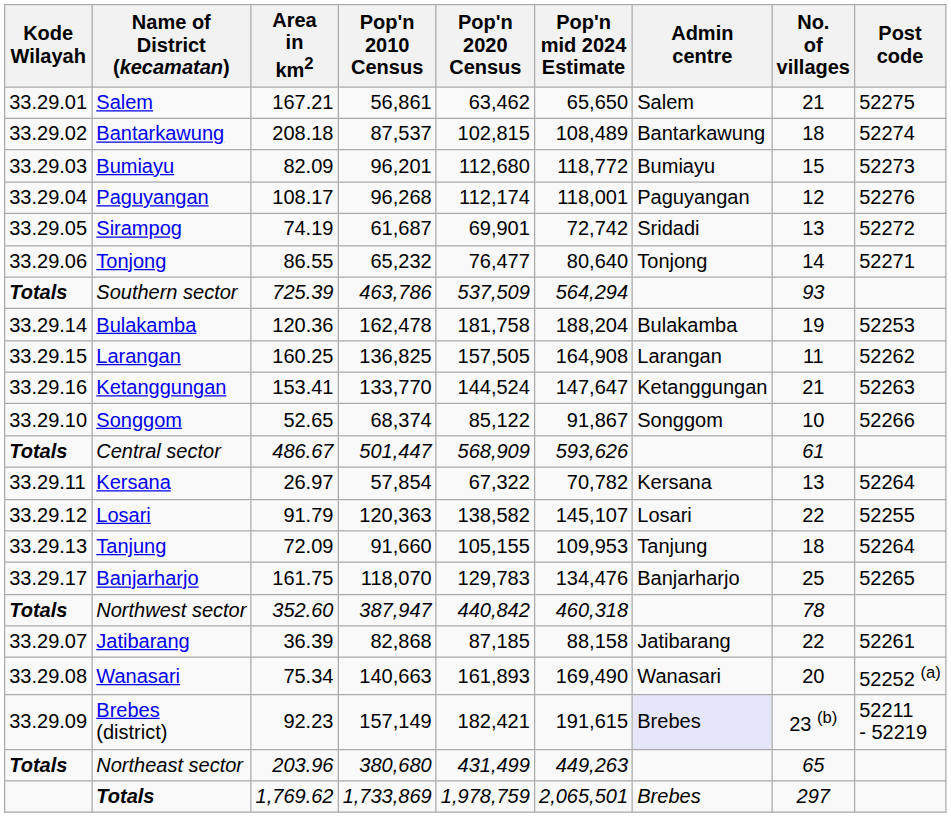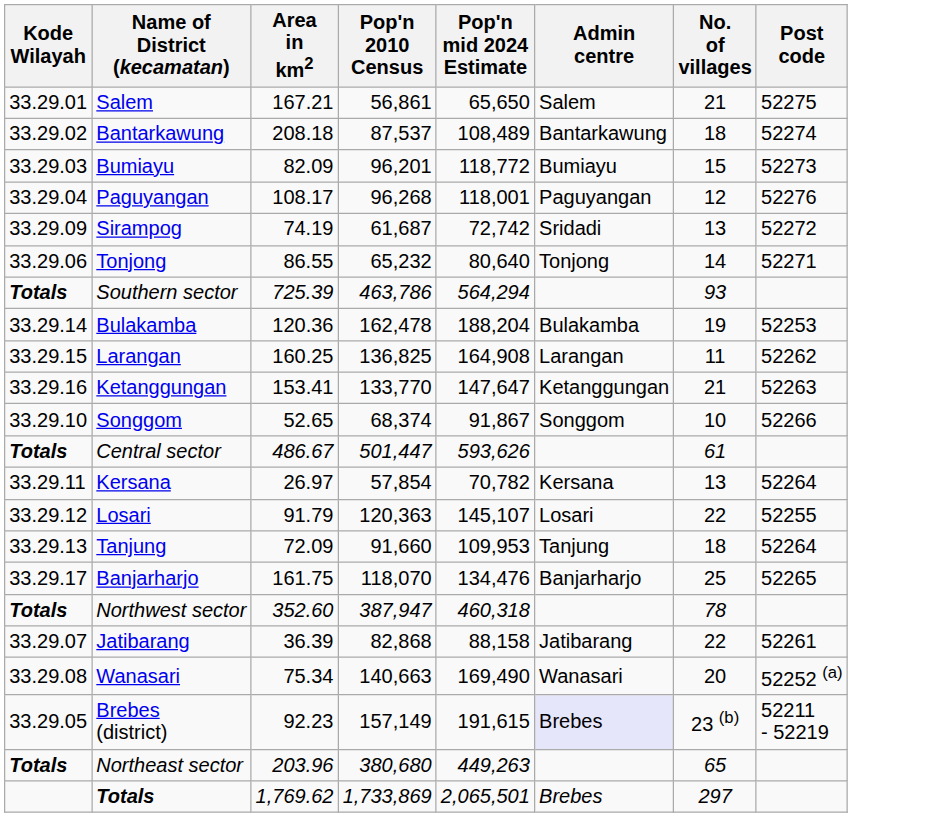- column: (485, 45)
(48, 229) 33.29.05 -> (48, 229) 33.29.09
(48, 721) 33.29.09 -> (48, 721) 33.29.05
